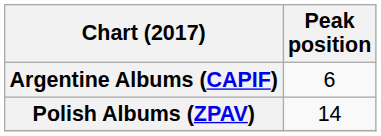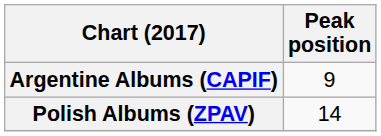(330, 79) 6 -> (330, 79) 9
